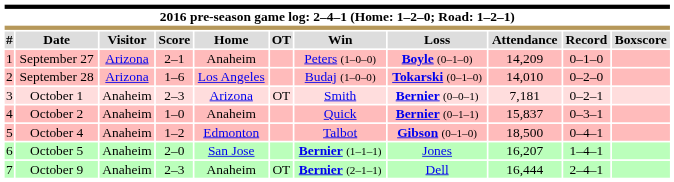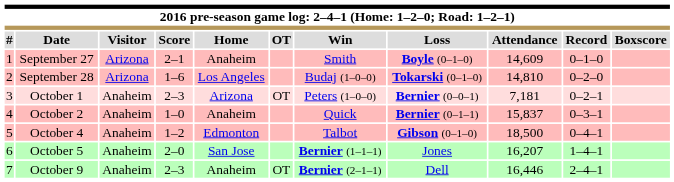(340, 58) Peters (1–0–0) -> (340, 58) Smith
(525, 58) 14,209 -> (525, 58) 14,609
(525, 76) 14,010 -> (525, 76) 14,810
(340, 95) Smith -> (340, 95) Peters (1–0–0)
(525, 169) 16,444 -> (525, 169) 16,446
